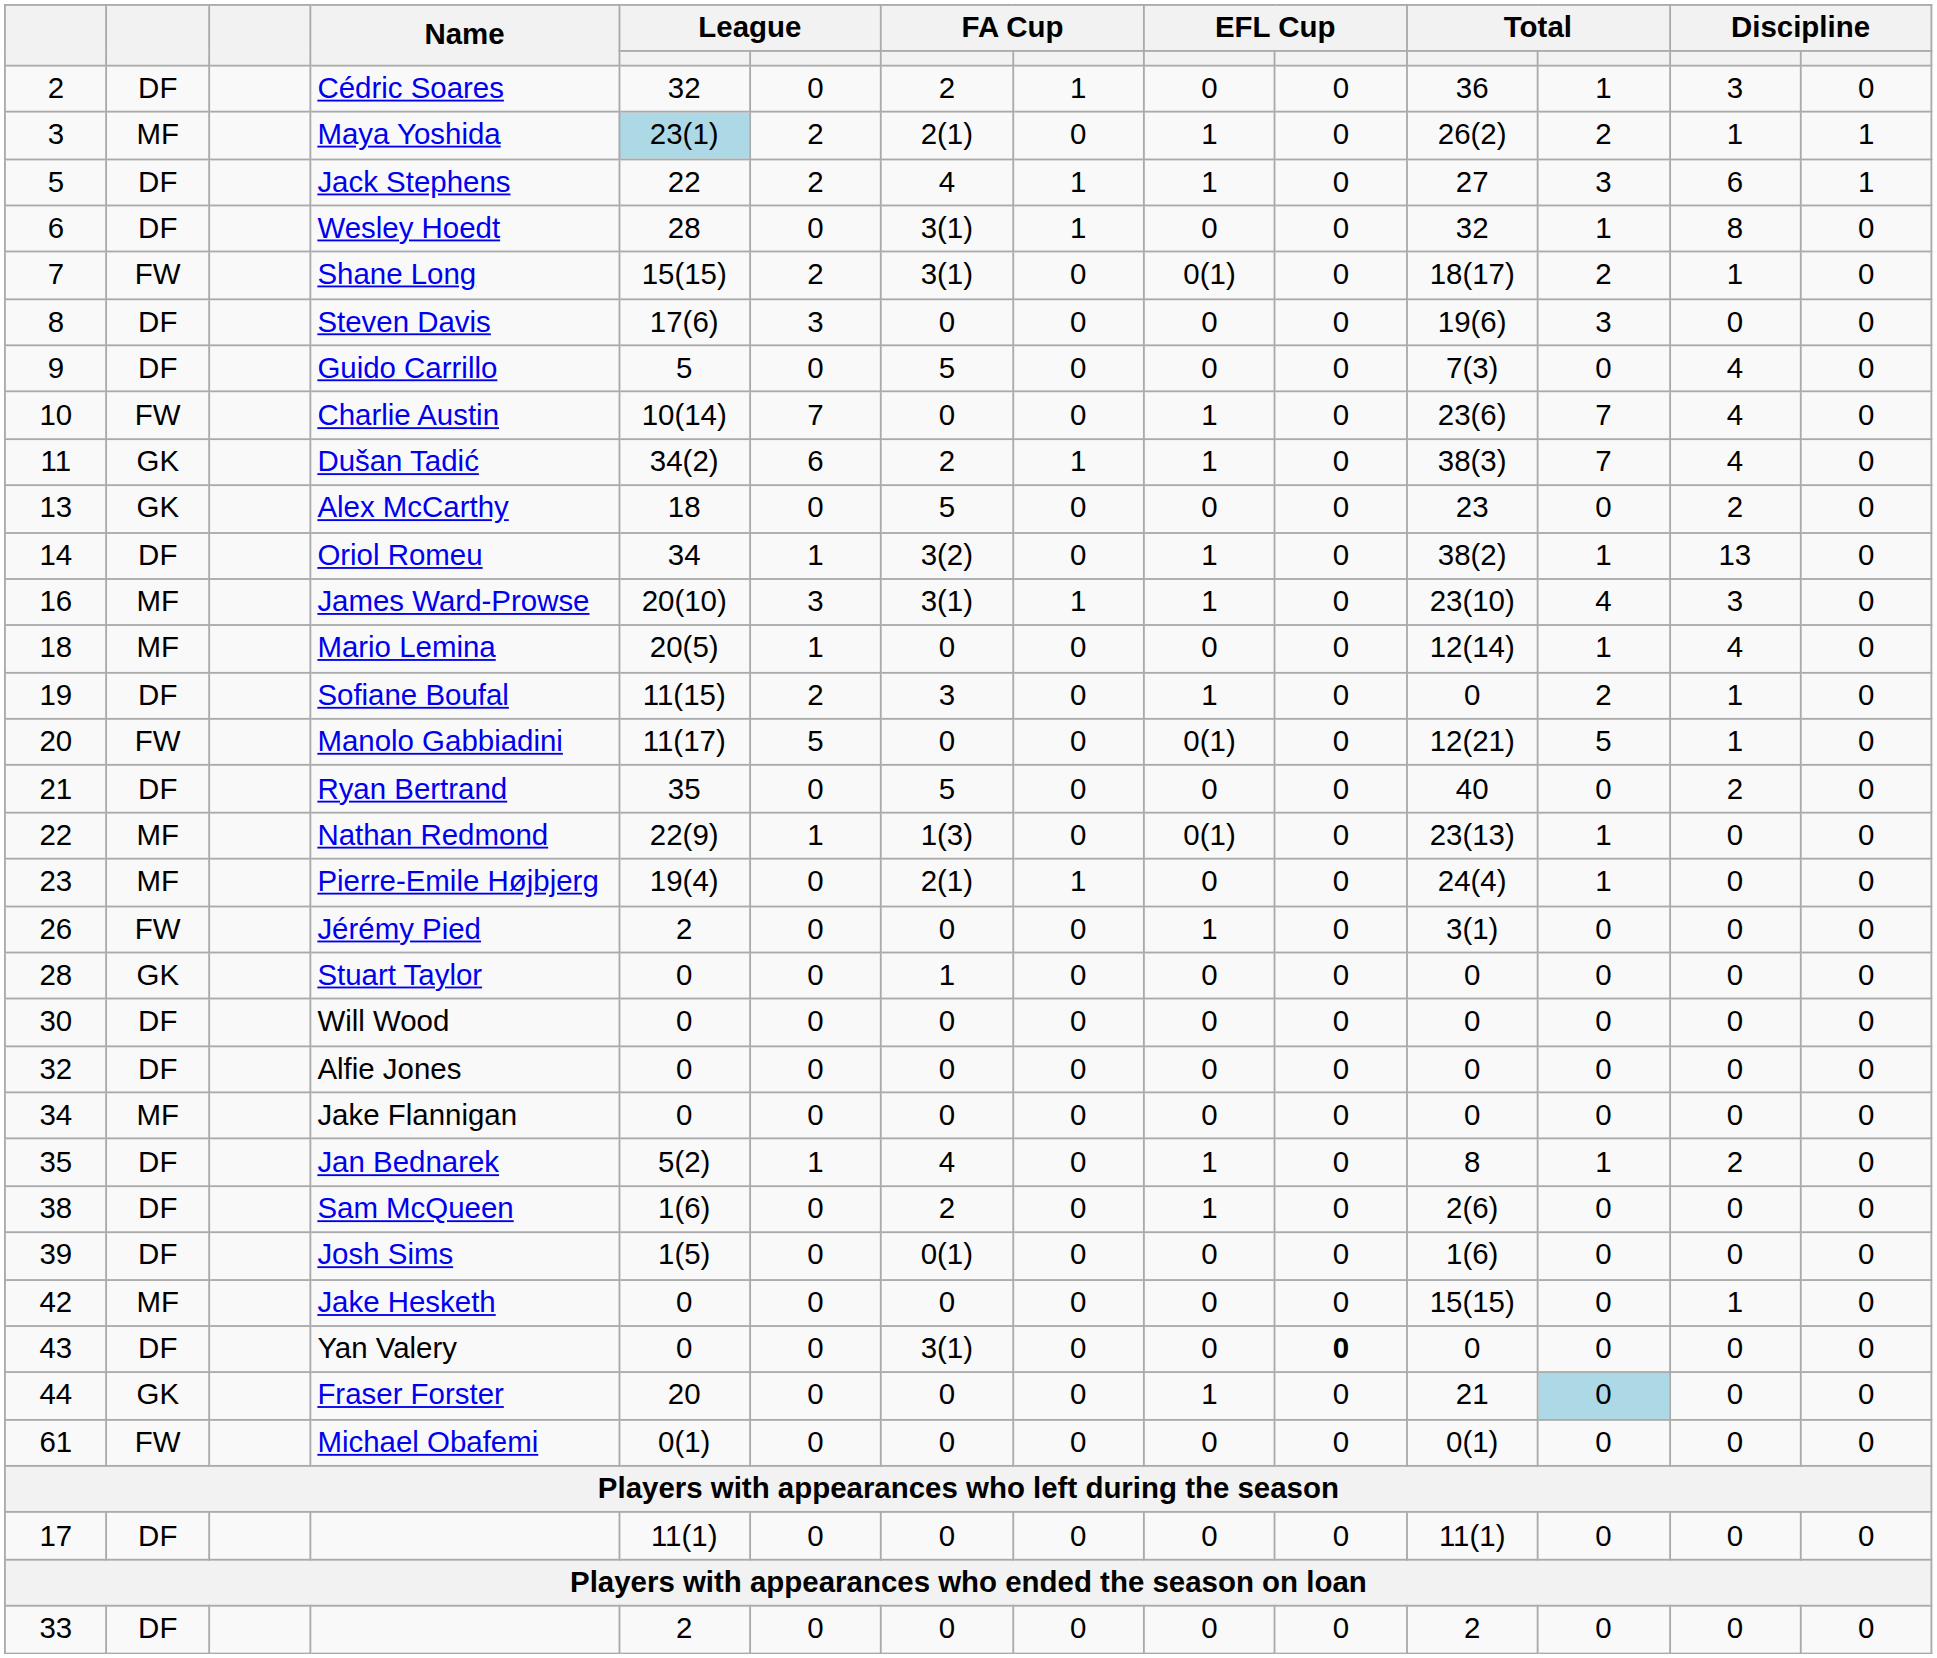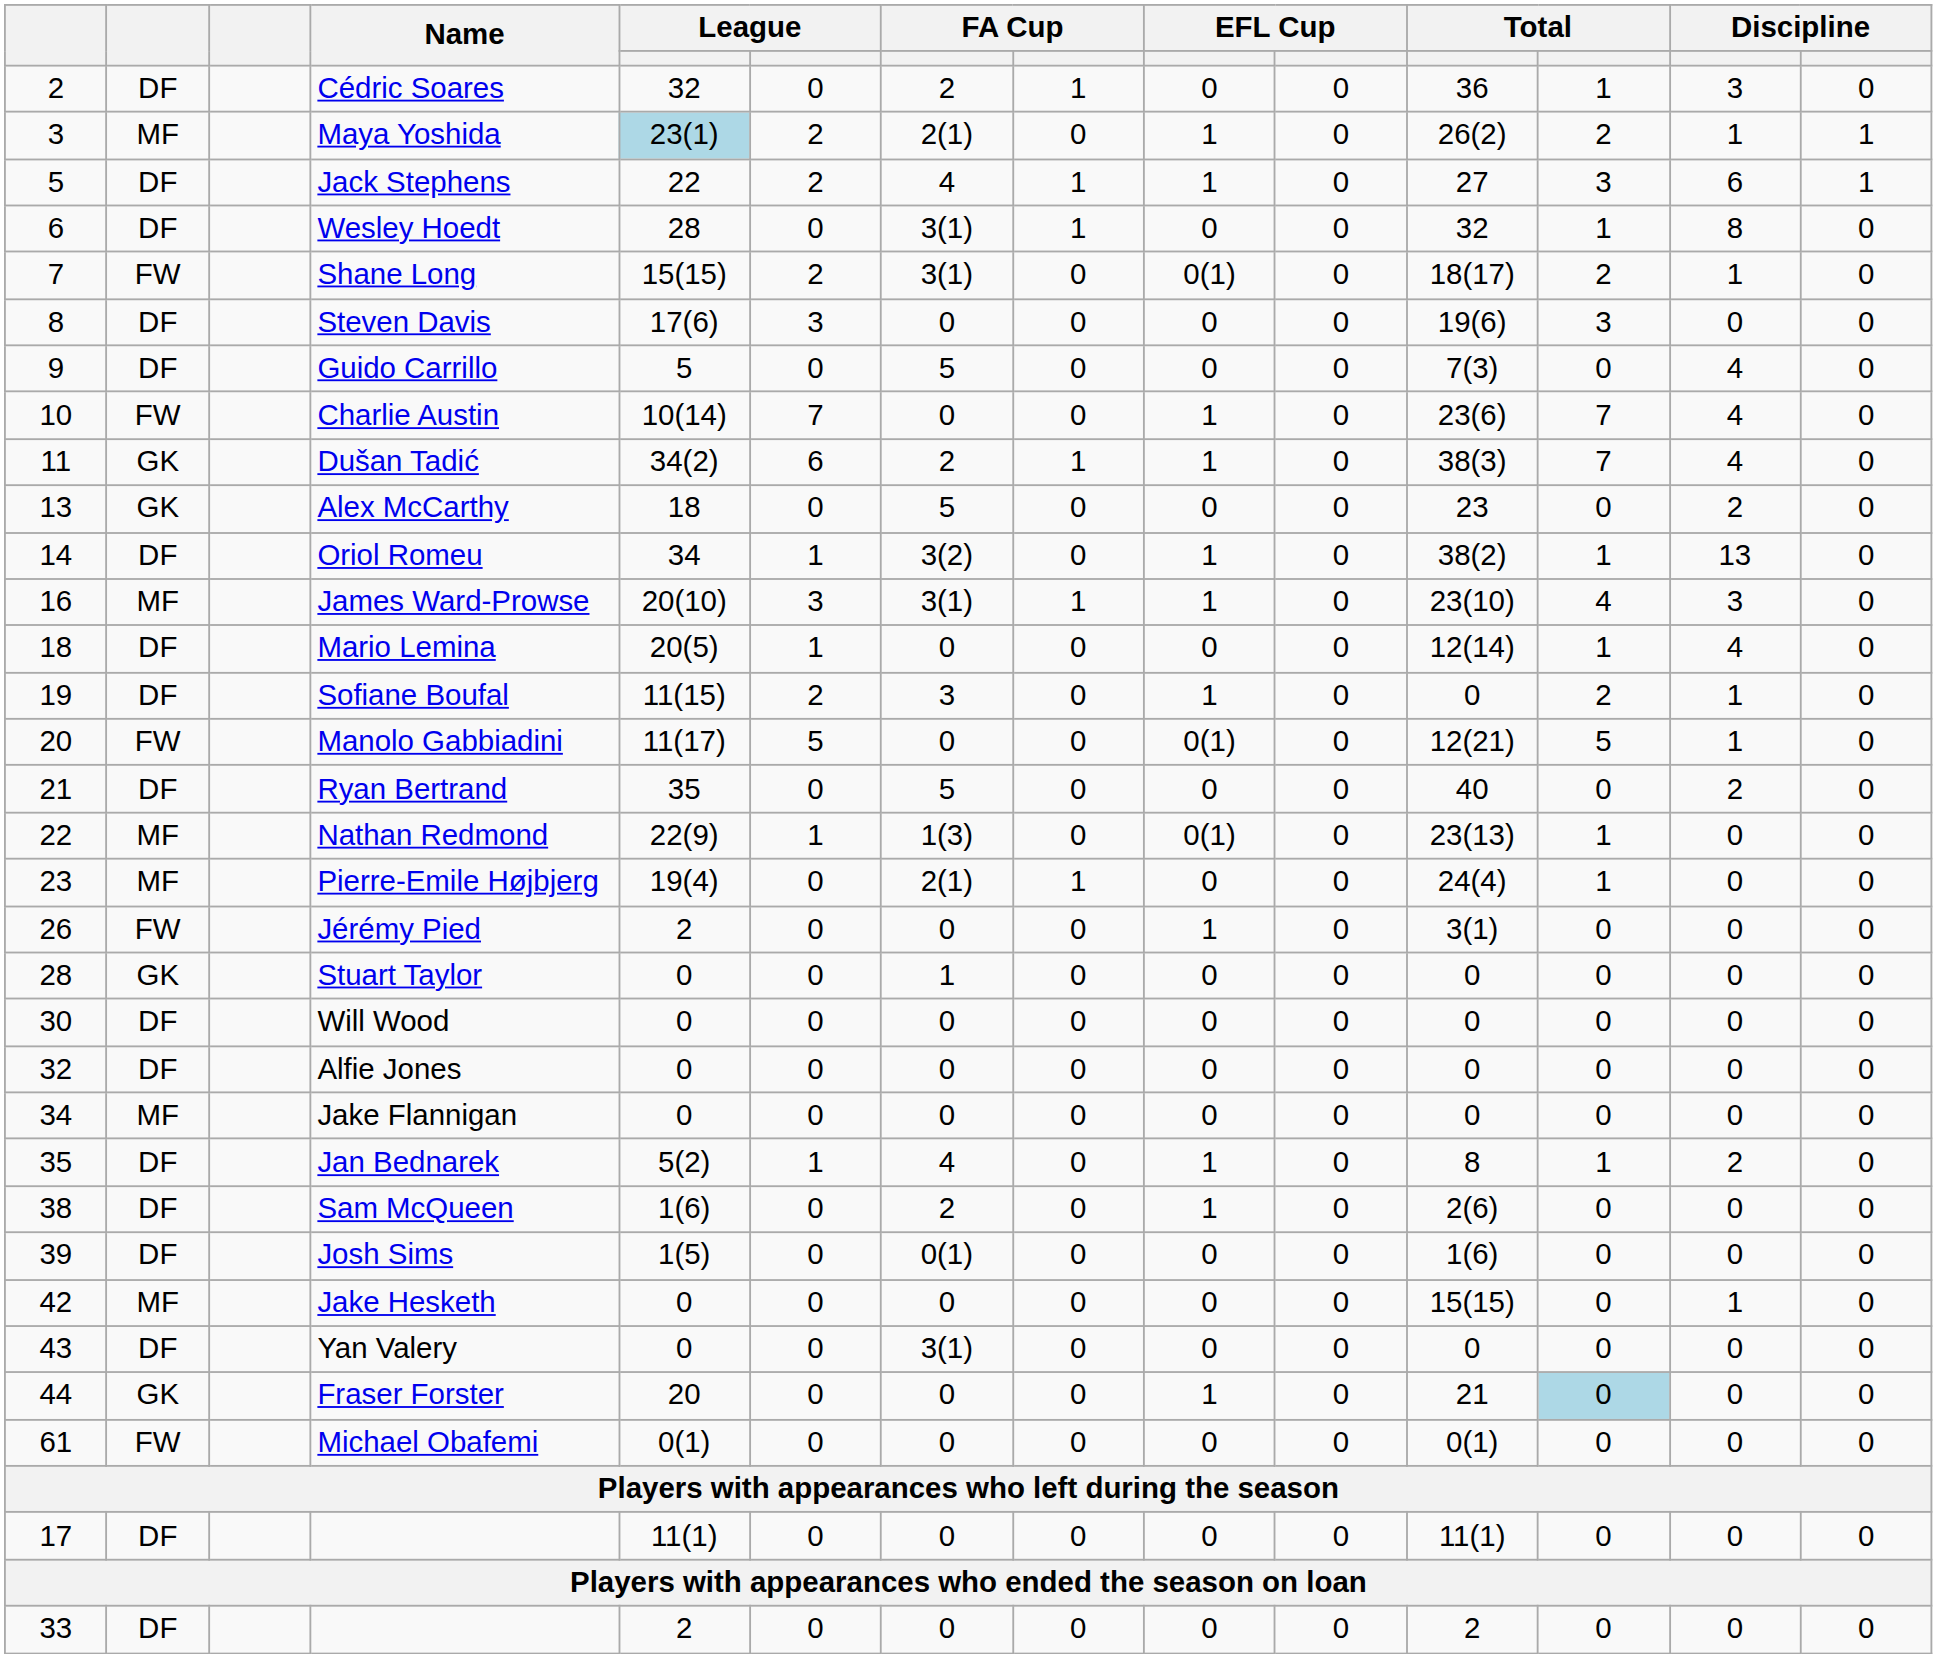(158, 648) MF -> (158, 648) DF
(1341, 1348) bold -> (1341, 1348) normal
